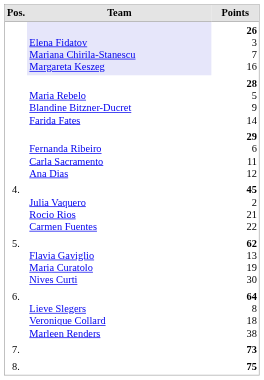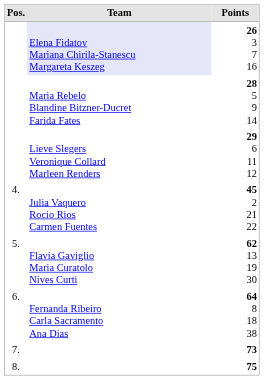(66, 161) Fernanda Ribeiro Carla Sacramento Ana Dias -> (67, 161) Lieve Slegers Veronique Collard Marleen Renders
(67, 321) Lieve Slegers Veronique Collard Marleen Renders -> (66, 321) Fernanda Ribeiro Carla Sacramento Ana Dias
